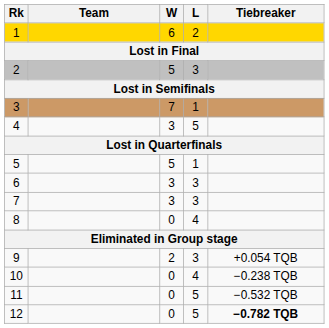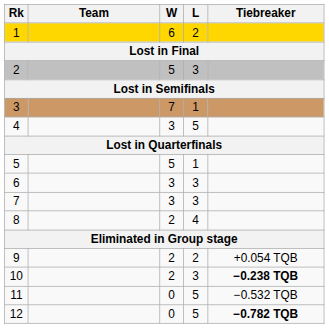(172, 220) 0 -> (172, 220) 2
(196, 257) 3 -> (196, 257) 2
(172, 276) 0 -> (172, 276) 2
(196, 276) 4 -> (196, 276) 3
(266, 276) normal -> (266, 276) bold
